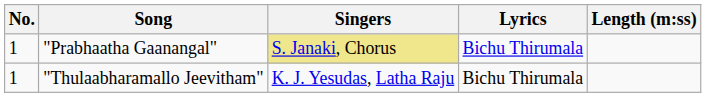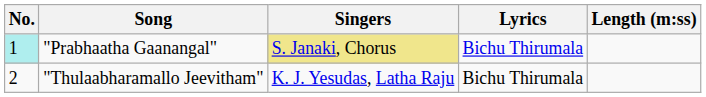(13, 48) no background -> (13, 48) paleturquoise background
(13, 77) 1 -> (13, 77) 2
